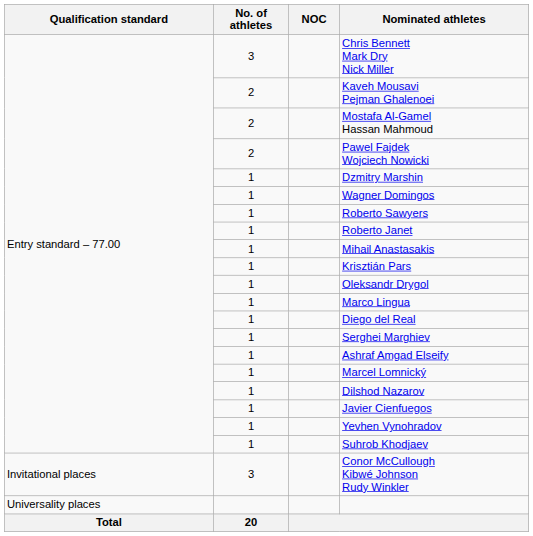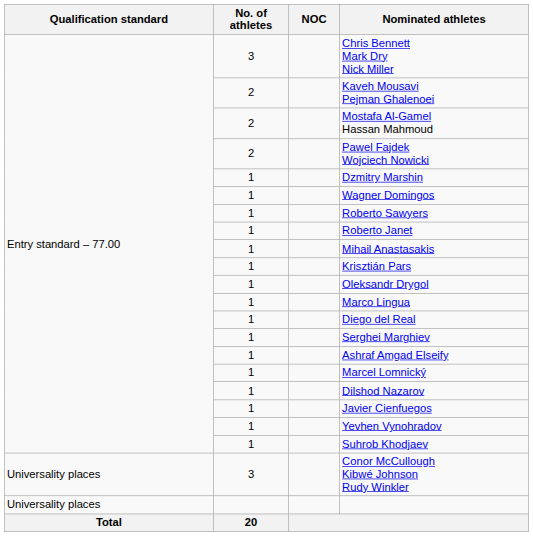(51, 474) Invitational places -> (54, 474) Universality places
